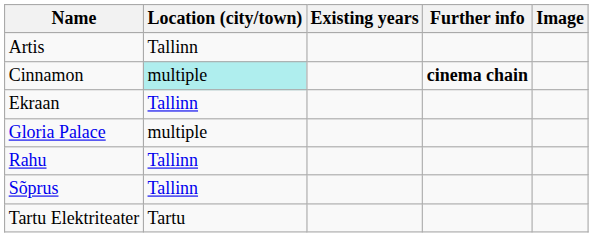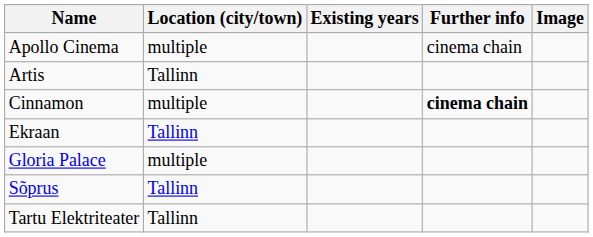+ row: (64, 47)
(177, 75) paleturquoise background -> (177, 103) no background
- row: (28, 160)
(166, 217) Tartu -> (173, 217) Tallinn
